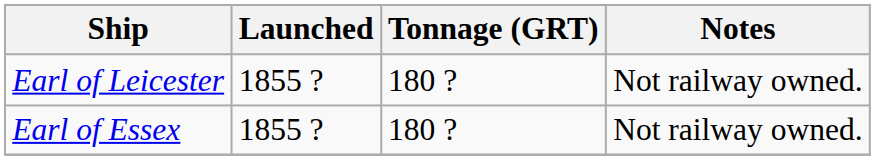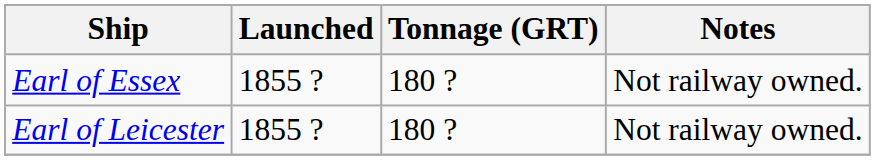rows swapped: (96, 129) <-> (118, 79)
